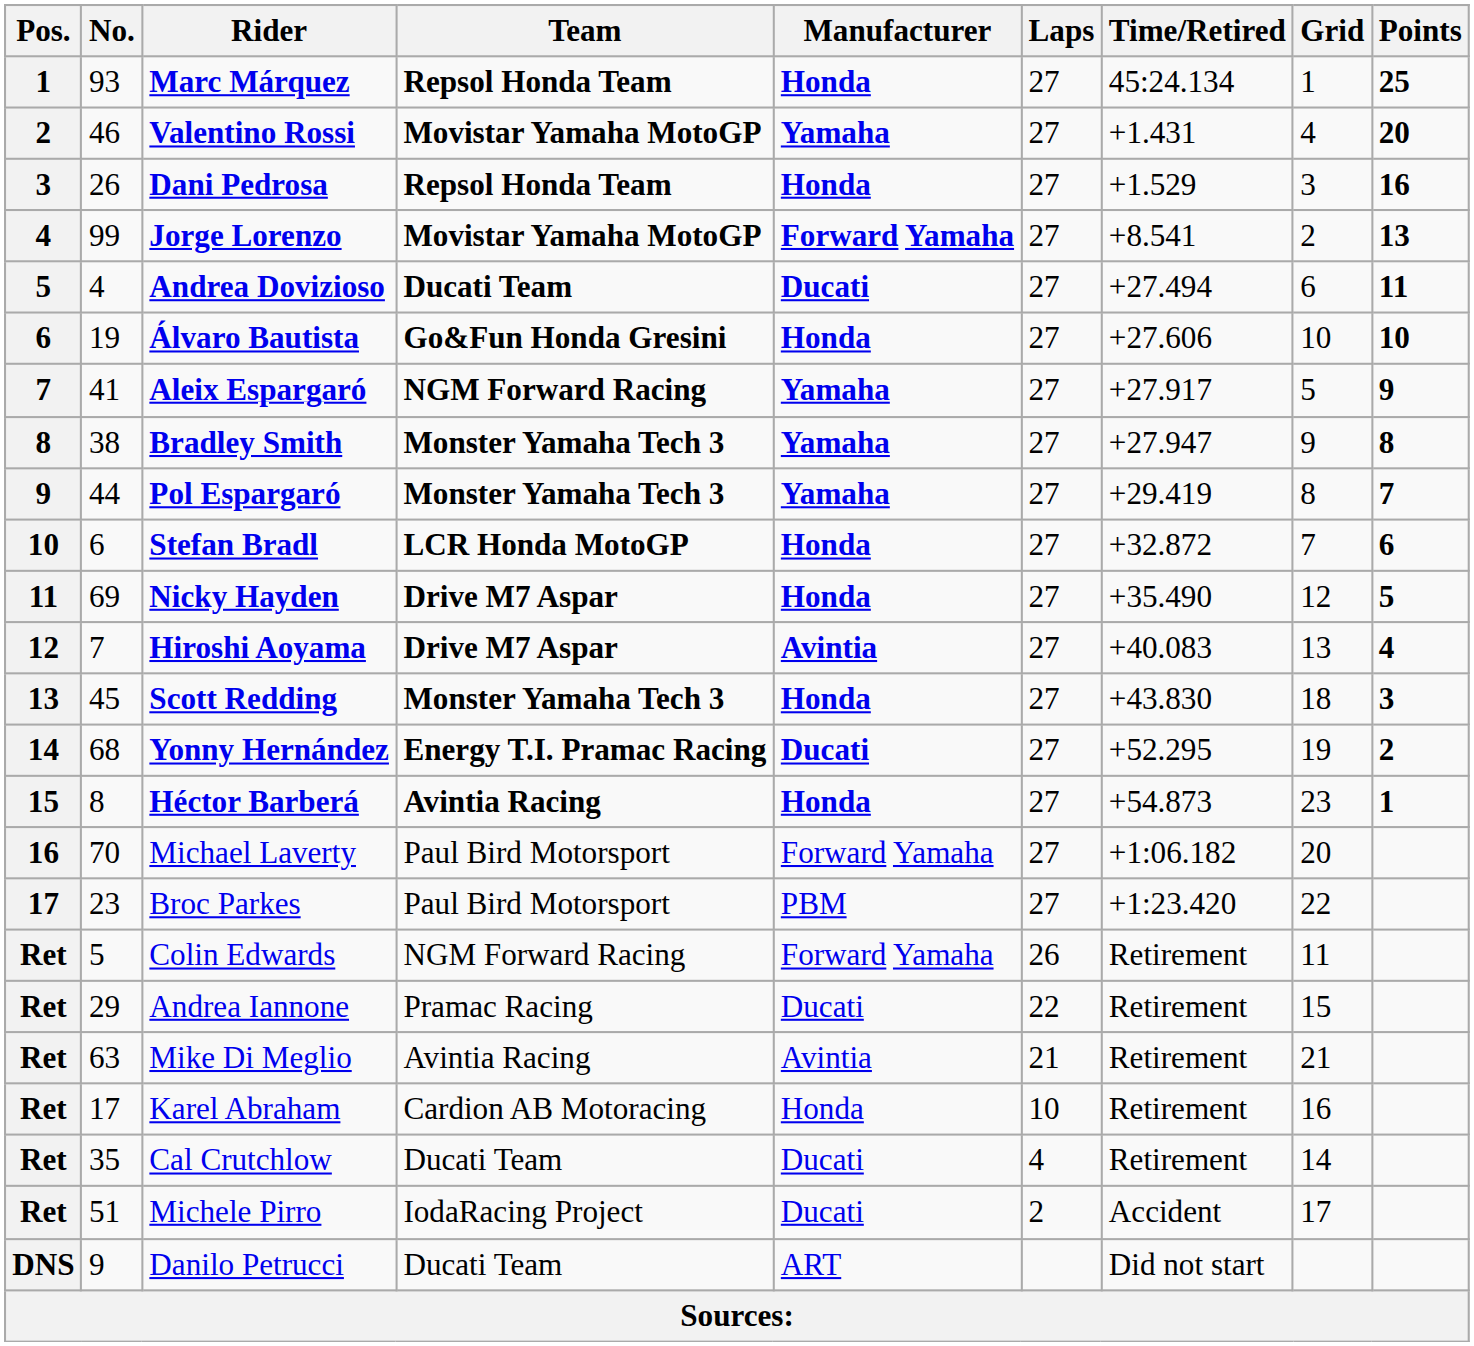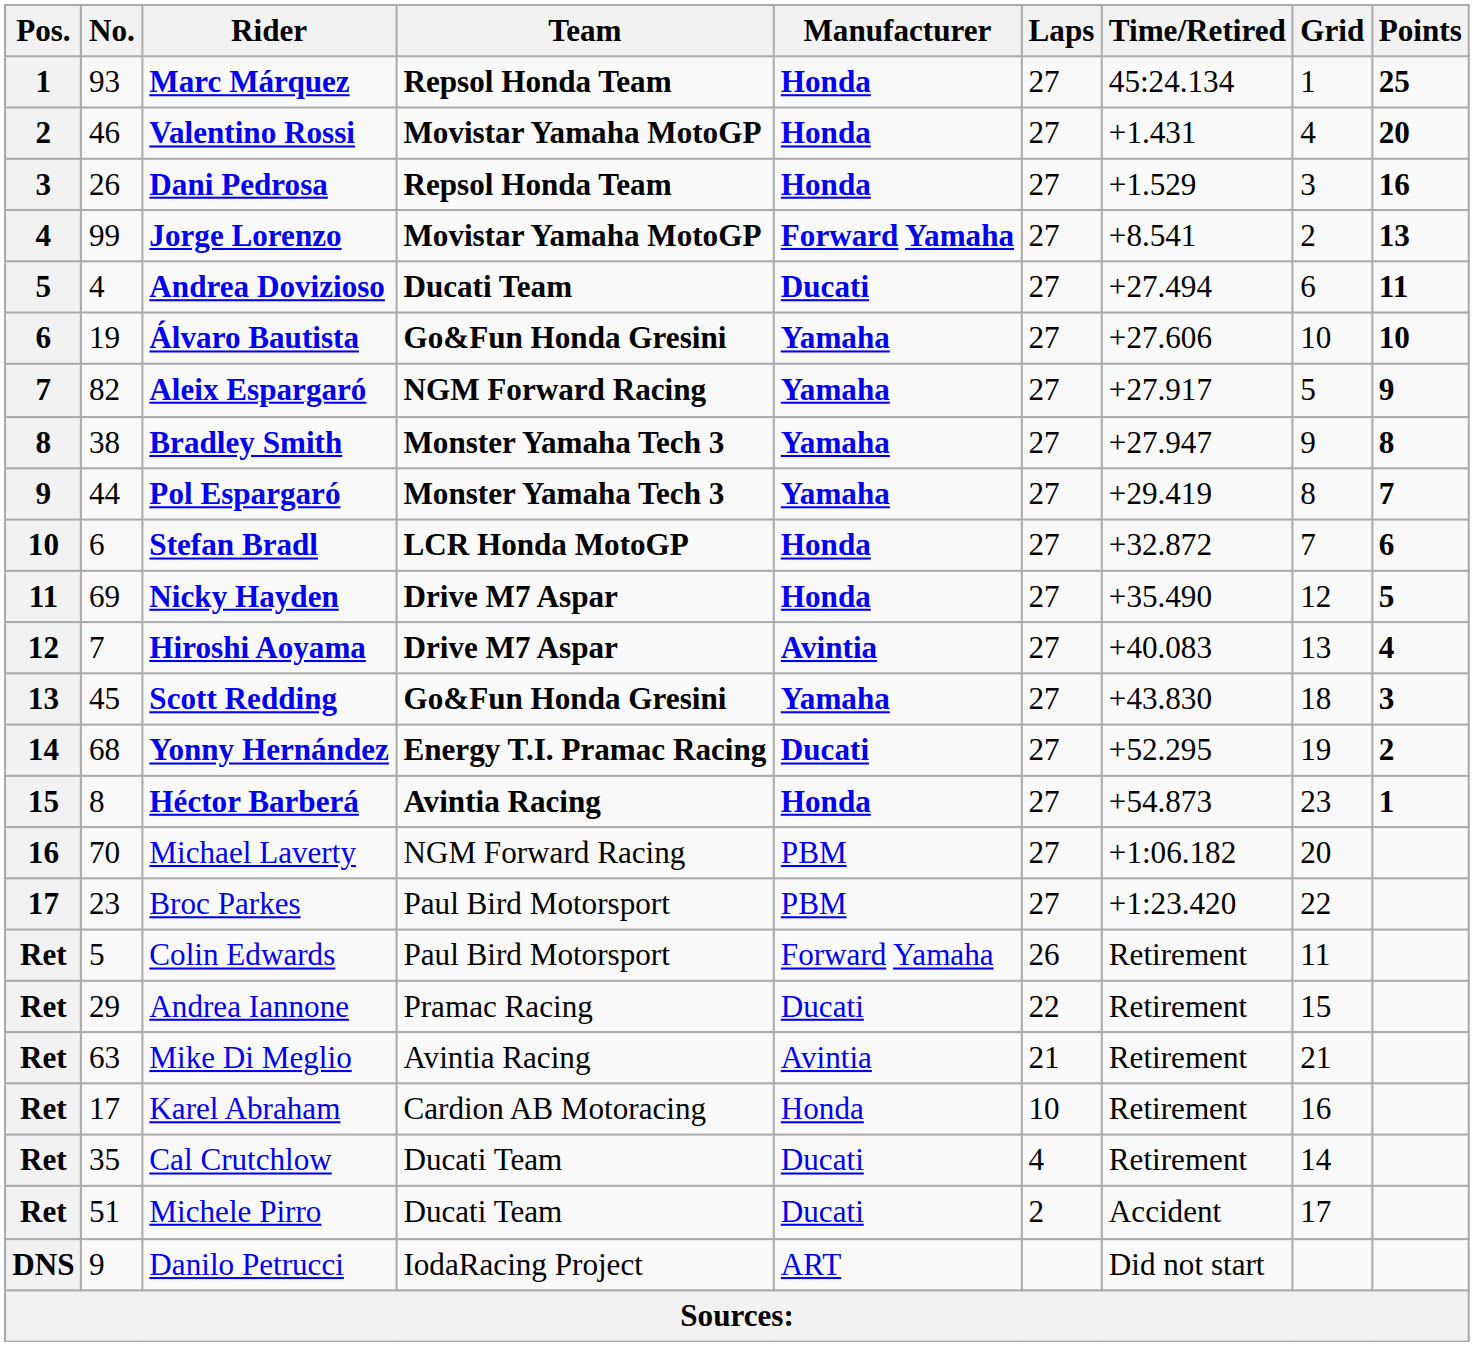(835, 133) Yamaha -> (826, 133) Honda
(826, 338) Honda -> (835, 338) Yamaha
(105, 390) 41 -> (105, 390) 82
(564, 698) Monster Yamaha Tech 3 -> (565, 698) Go&Fun Honda Gresini
(826, 698) Honda -> (835, 698) Yamaha
(537, 852) Paul Bird Motorsport -> (544, 852) NGM Forward Racing
(887, 852) Forward Yamaha -> (814, 852) PBM
(544, 955) NGM Forward Racing -> (537, 955) Paul Bird Motorsport
(523, 1212) IodaRacing Project -> (483, 1212) Ducati Team
(483, 1263) Ducati Team -> (523, 1263) IodaRacing Project
